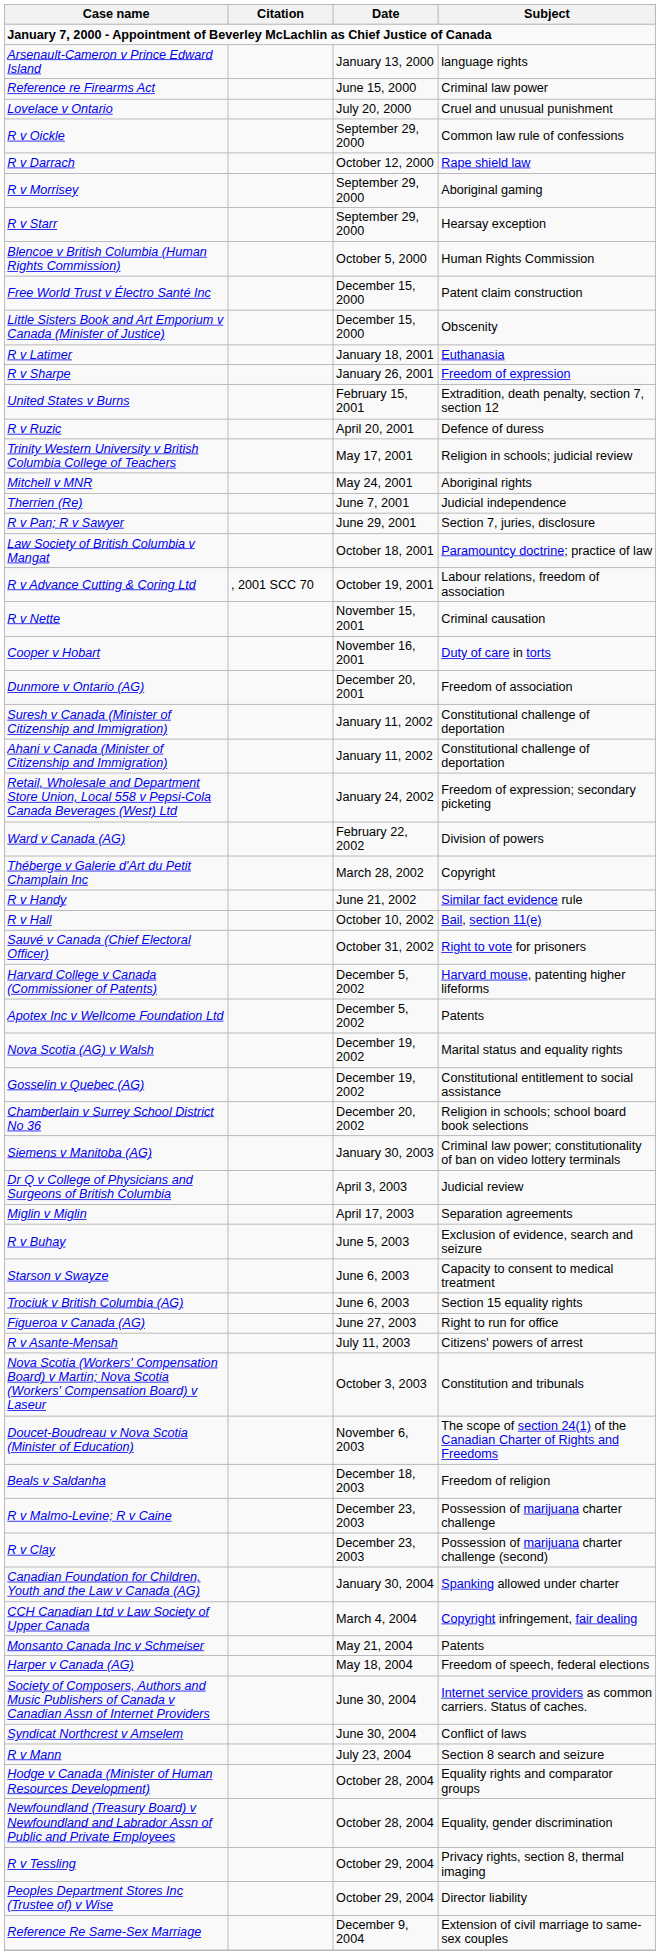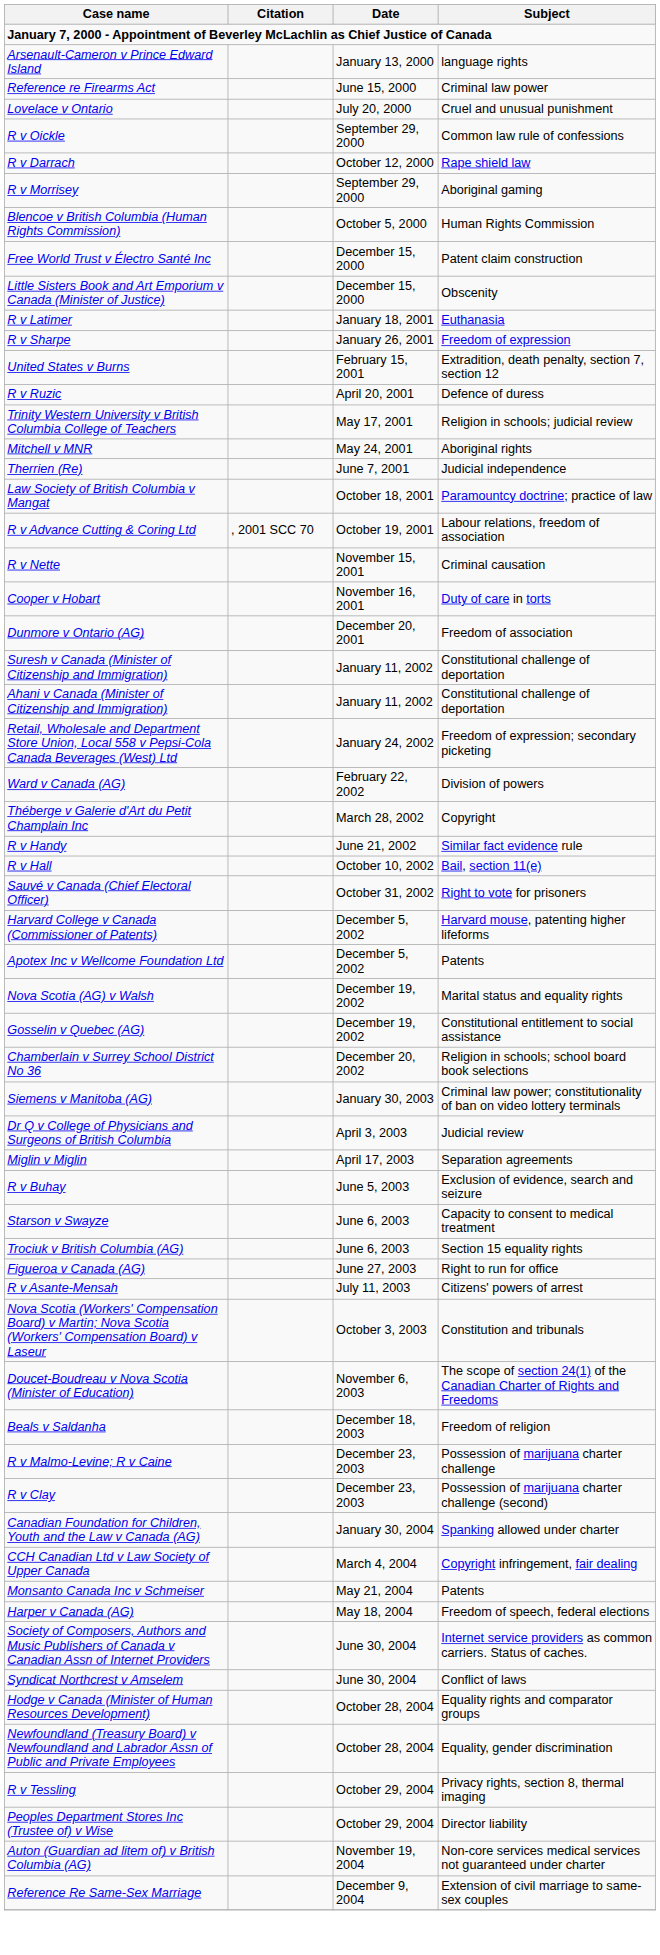- row: (32, 224)
- row: (66, 523)
- row: (34, 1754)
+ row: (111, 1858)
